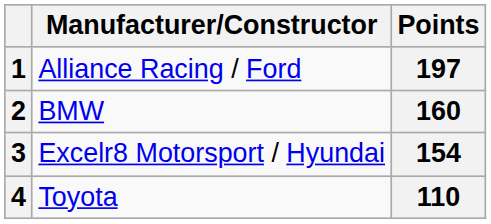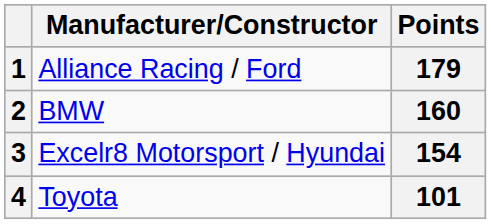(438, 68) 197 -> (438, 68) 179
(438, 196) 110 -> (438, 196) 101
